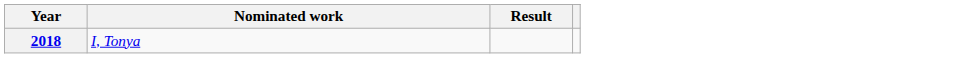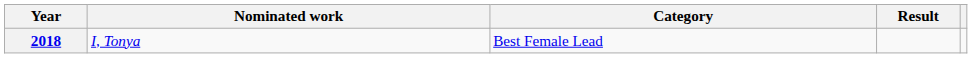+ column: (683, 16)
